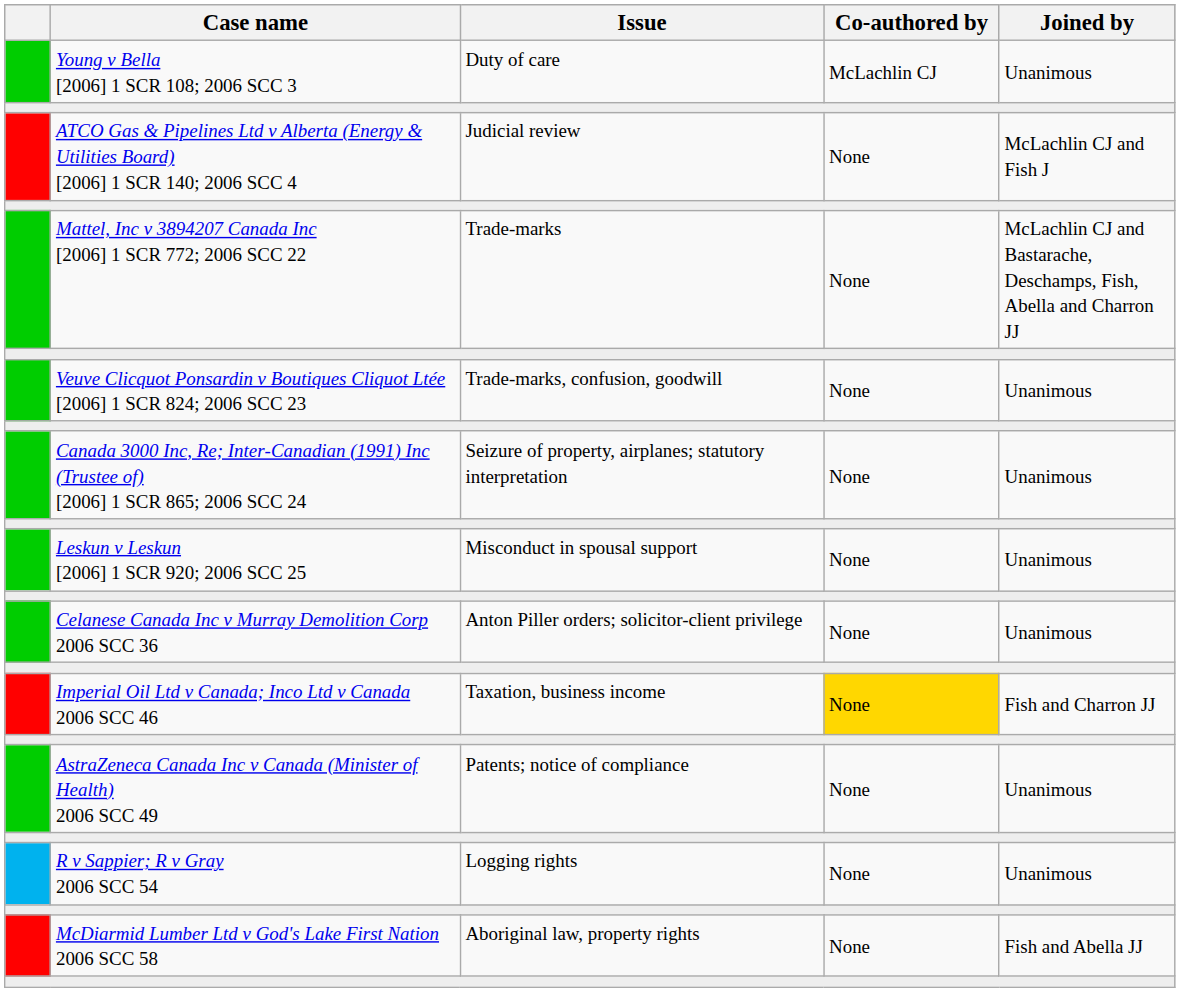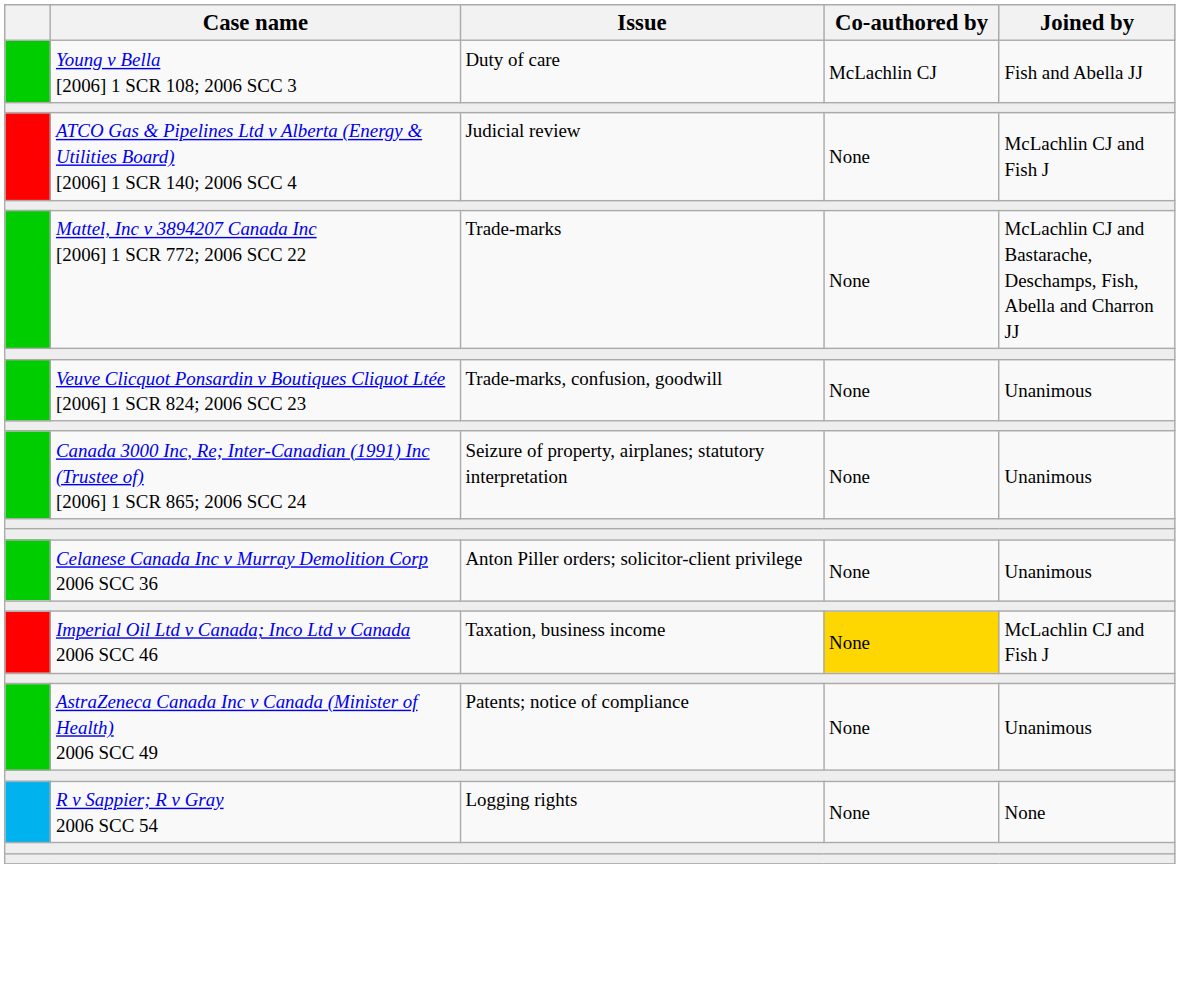(1048, 72) Unanimous -> (1074, 72) Fish and Abella JJ
- row: (181, 560)
(1080, 705) Fish and Charron JJ -> (1074, 643) McLachlin CJ and Fish J
(1048, 874) Unanimous -> (1025, 813) None
- row: (247, 946)
